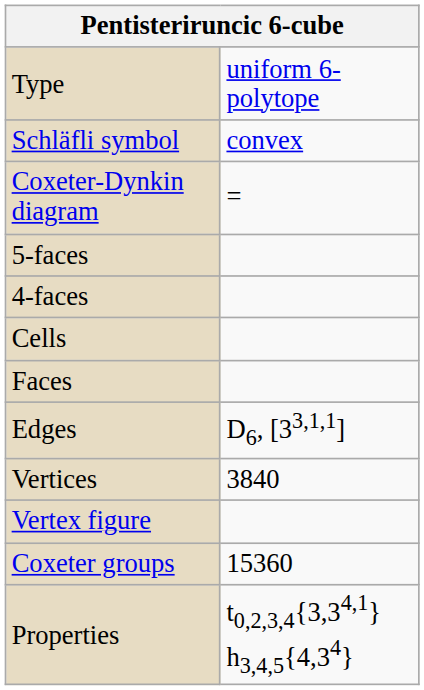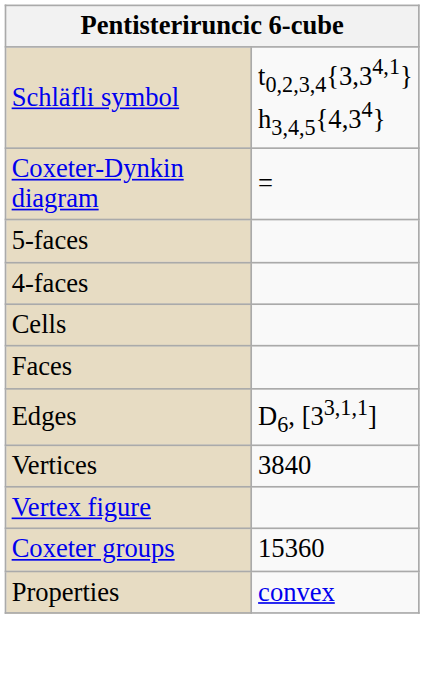- row: (38, 83)
(265, 140) convex -> (335, 97) t0,2,3,4{3,34,1} h3,4,5{4,34}
(304, 634) t0,2,3,4{3,34,1} h3,4,5{4,34} -> (296, 591) convex
